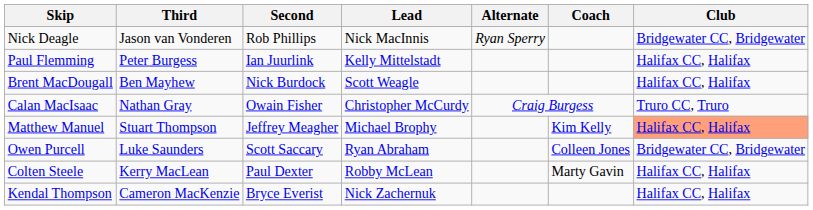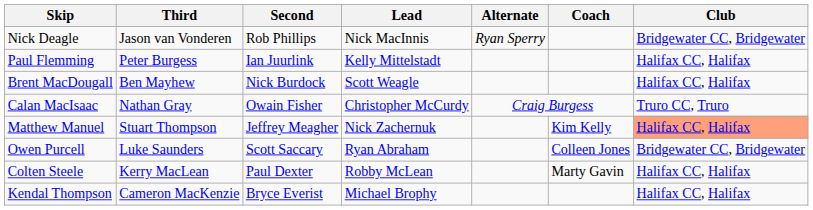(391, 127) Michael Brophy -> (390, 127) Nick Zachernuk
(390, 194) Nick Zachernuk -> (391, 194) Michael Brophy
